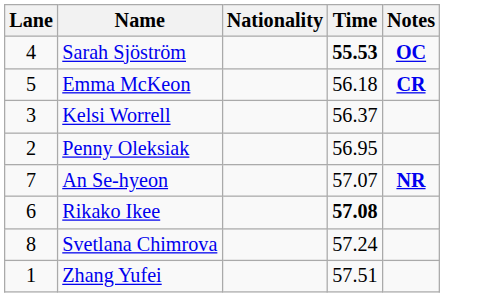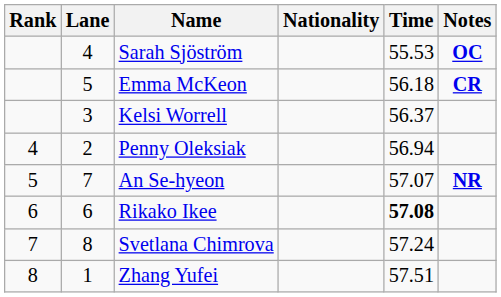+ column: (33, 20)
(355, 52) bold -> (411, 52) normal
(355, 148) 56.95 -> (411, 148) 56.94
